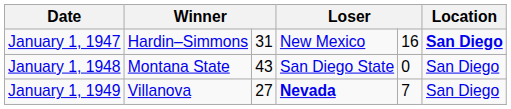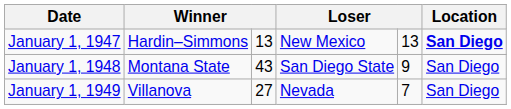(264, 41) 31 -> (264, 41) 13
(410, 41) 16 -> (410, 41) 13
(406, 66) 0 -> (406, 66) 9
(308, 91) bold -> (307, 91) normal
